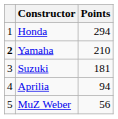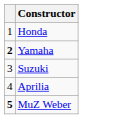- column: (95, 13)
(10, 105) normal -> (10, 105) bold
